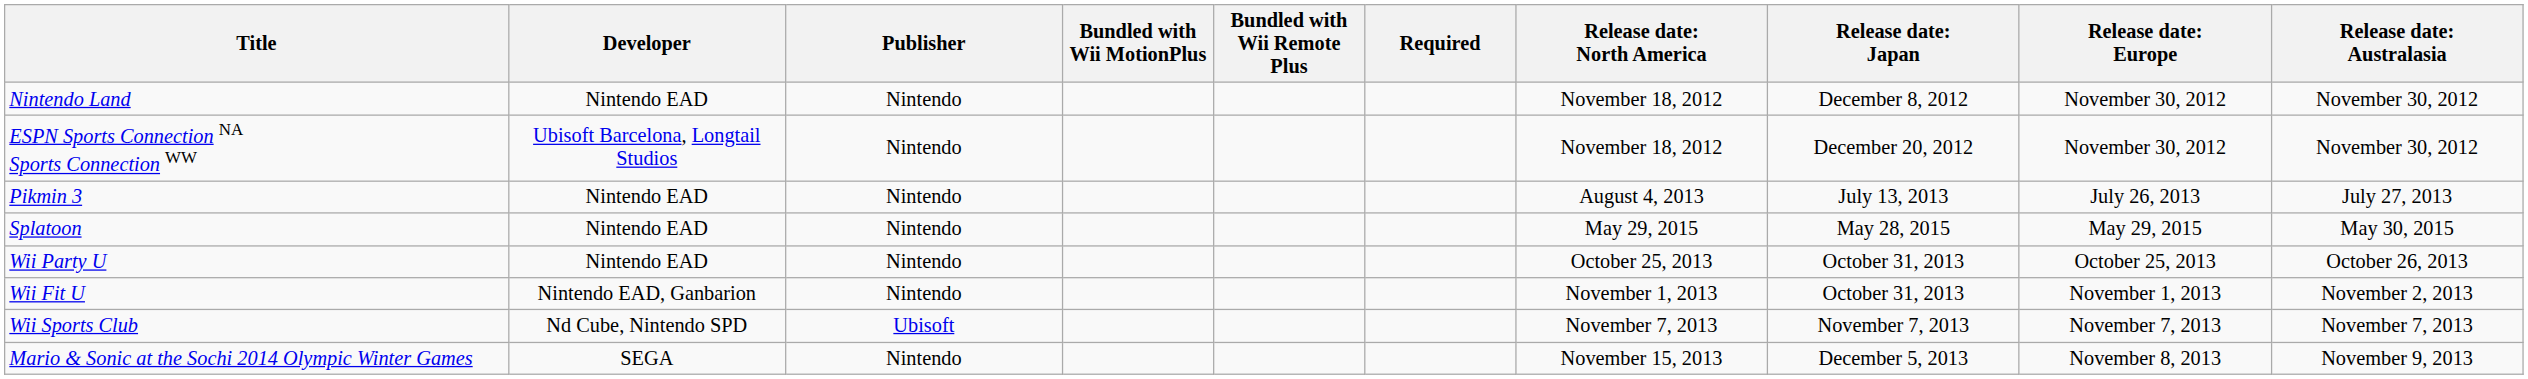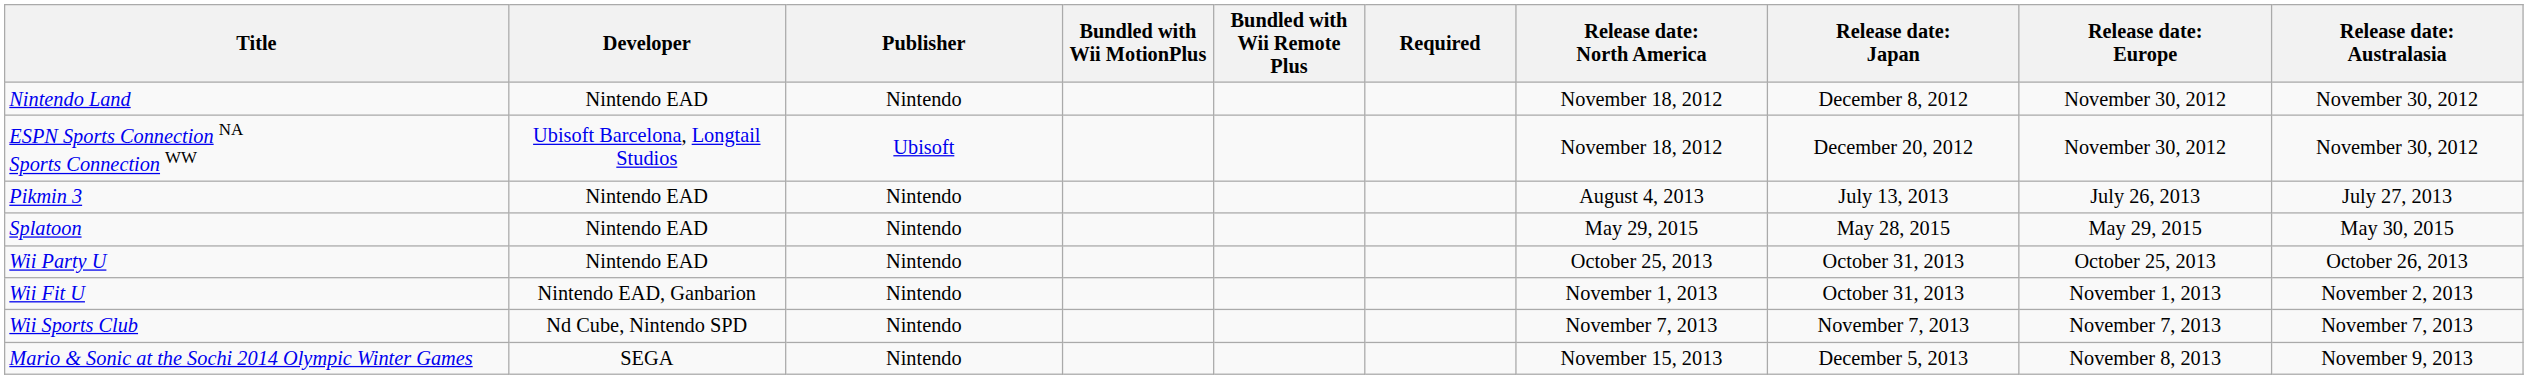(924, 147) Nintendo -> (924, 147) Ubisoft
(924, 325) Ubisoft -> (924, 325) Nintendo
